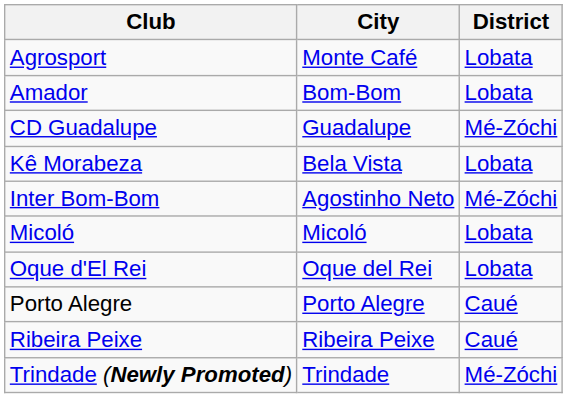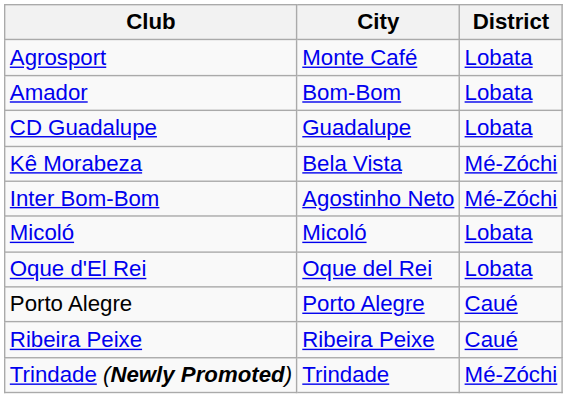(511, 127) Mé-Zóchi -> (499, 127) Lobata
(499, 163) Lobata -> (511, 163) Mé-Zóchi
